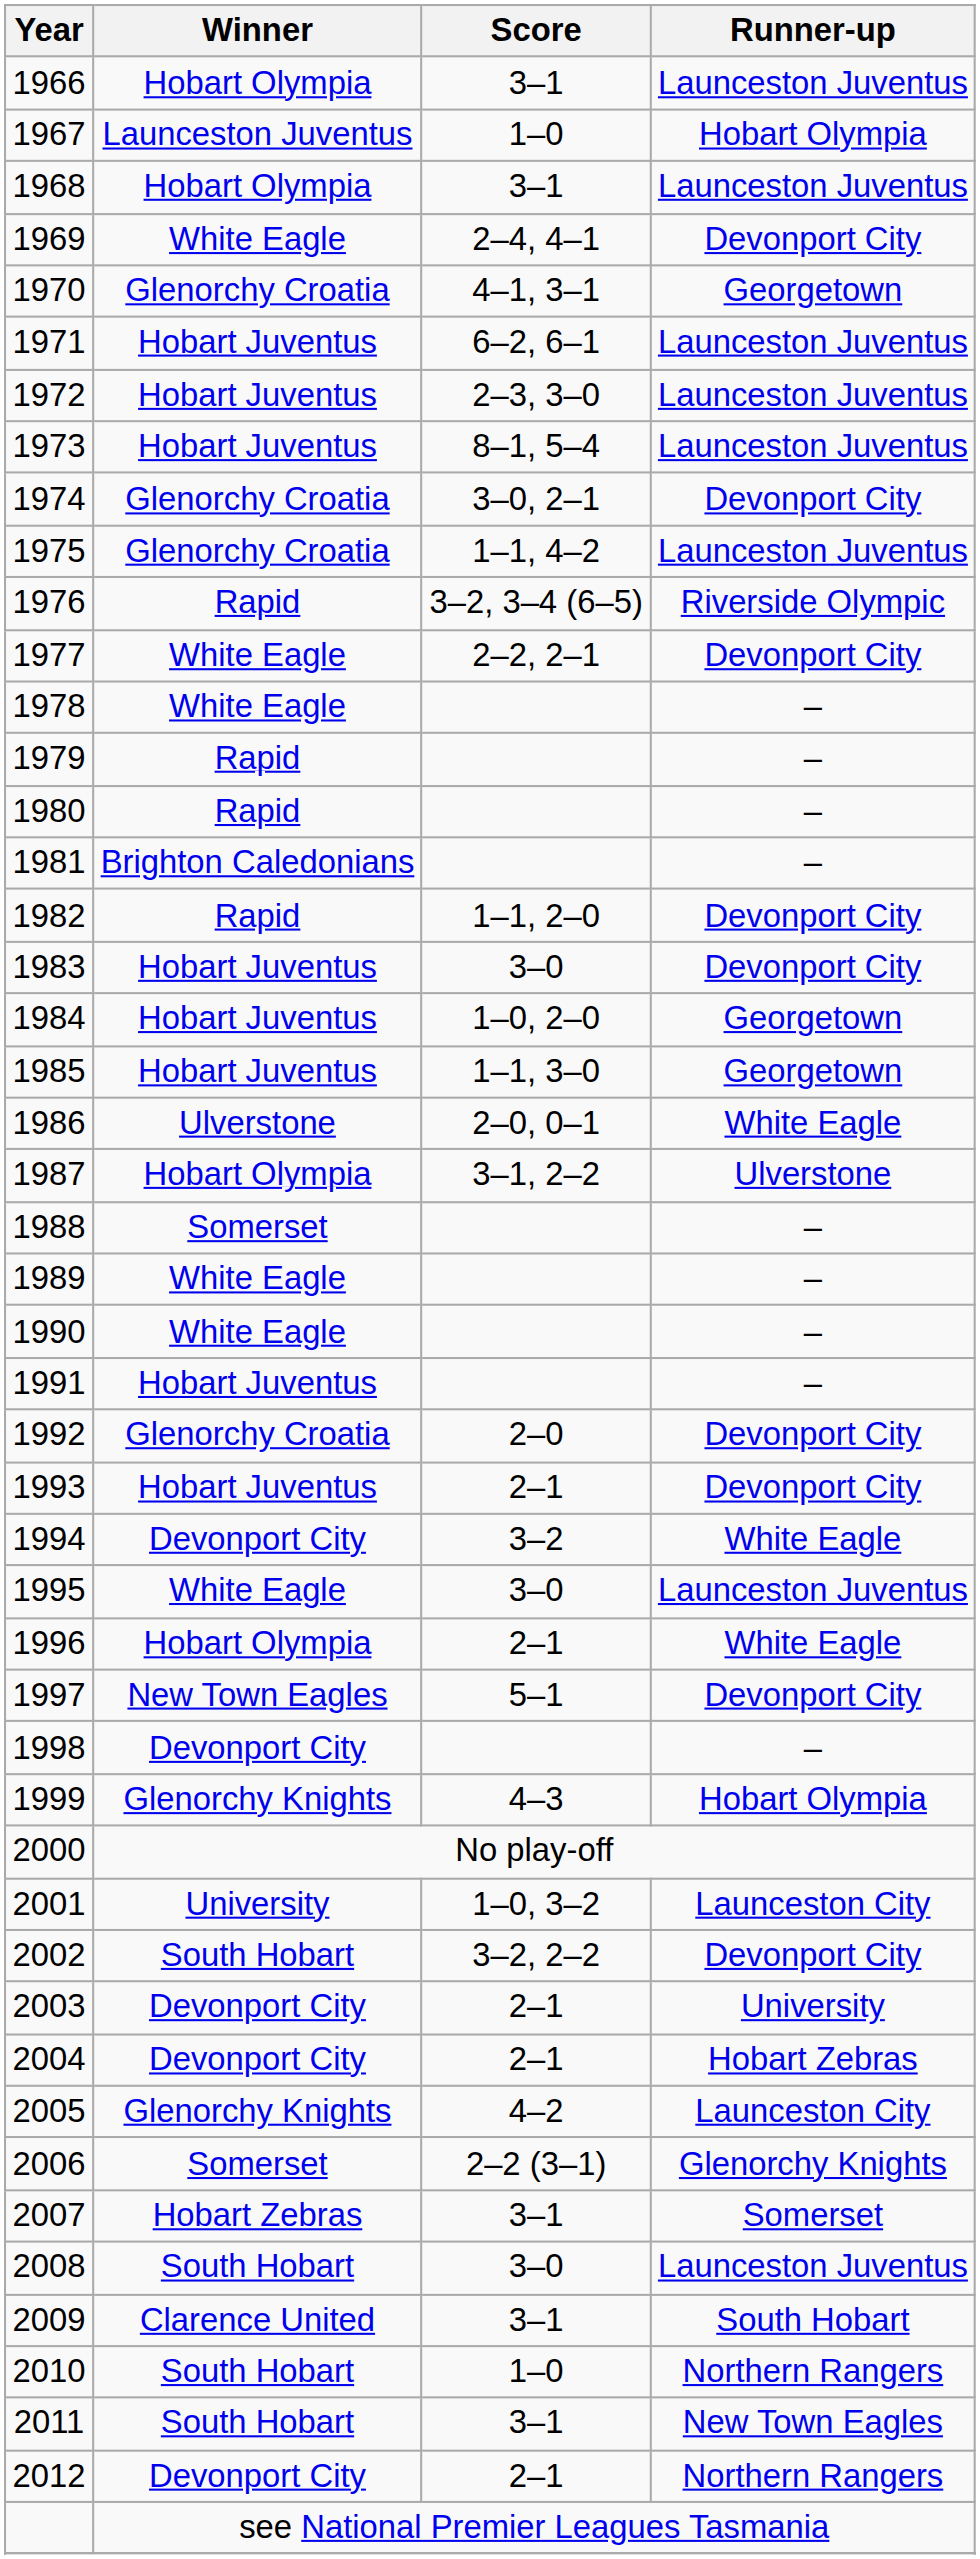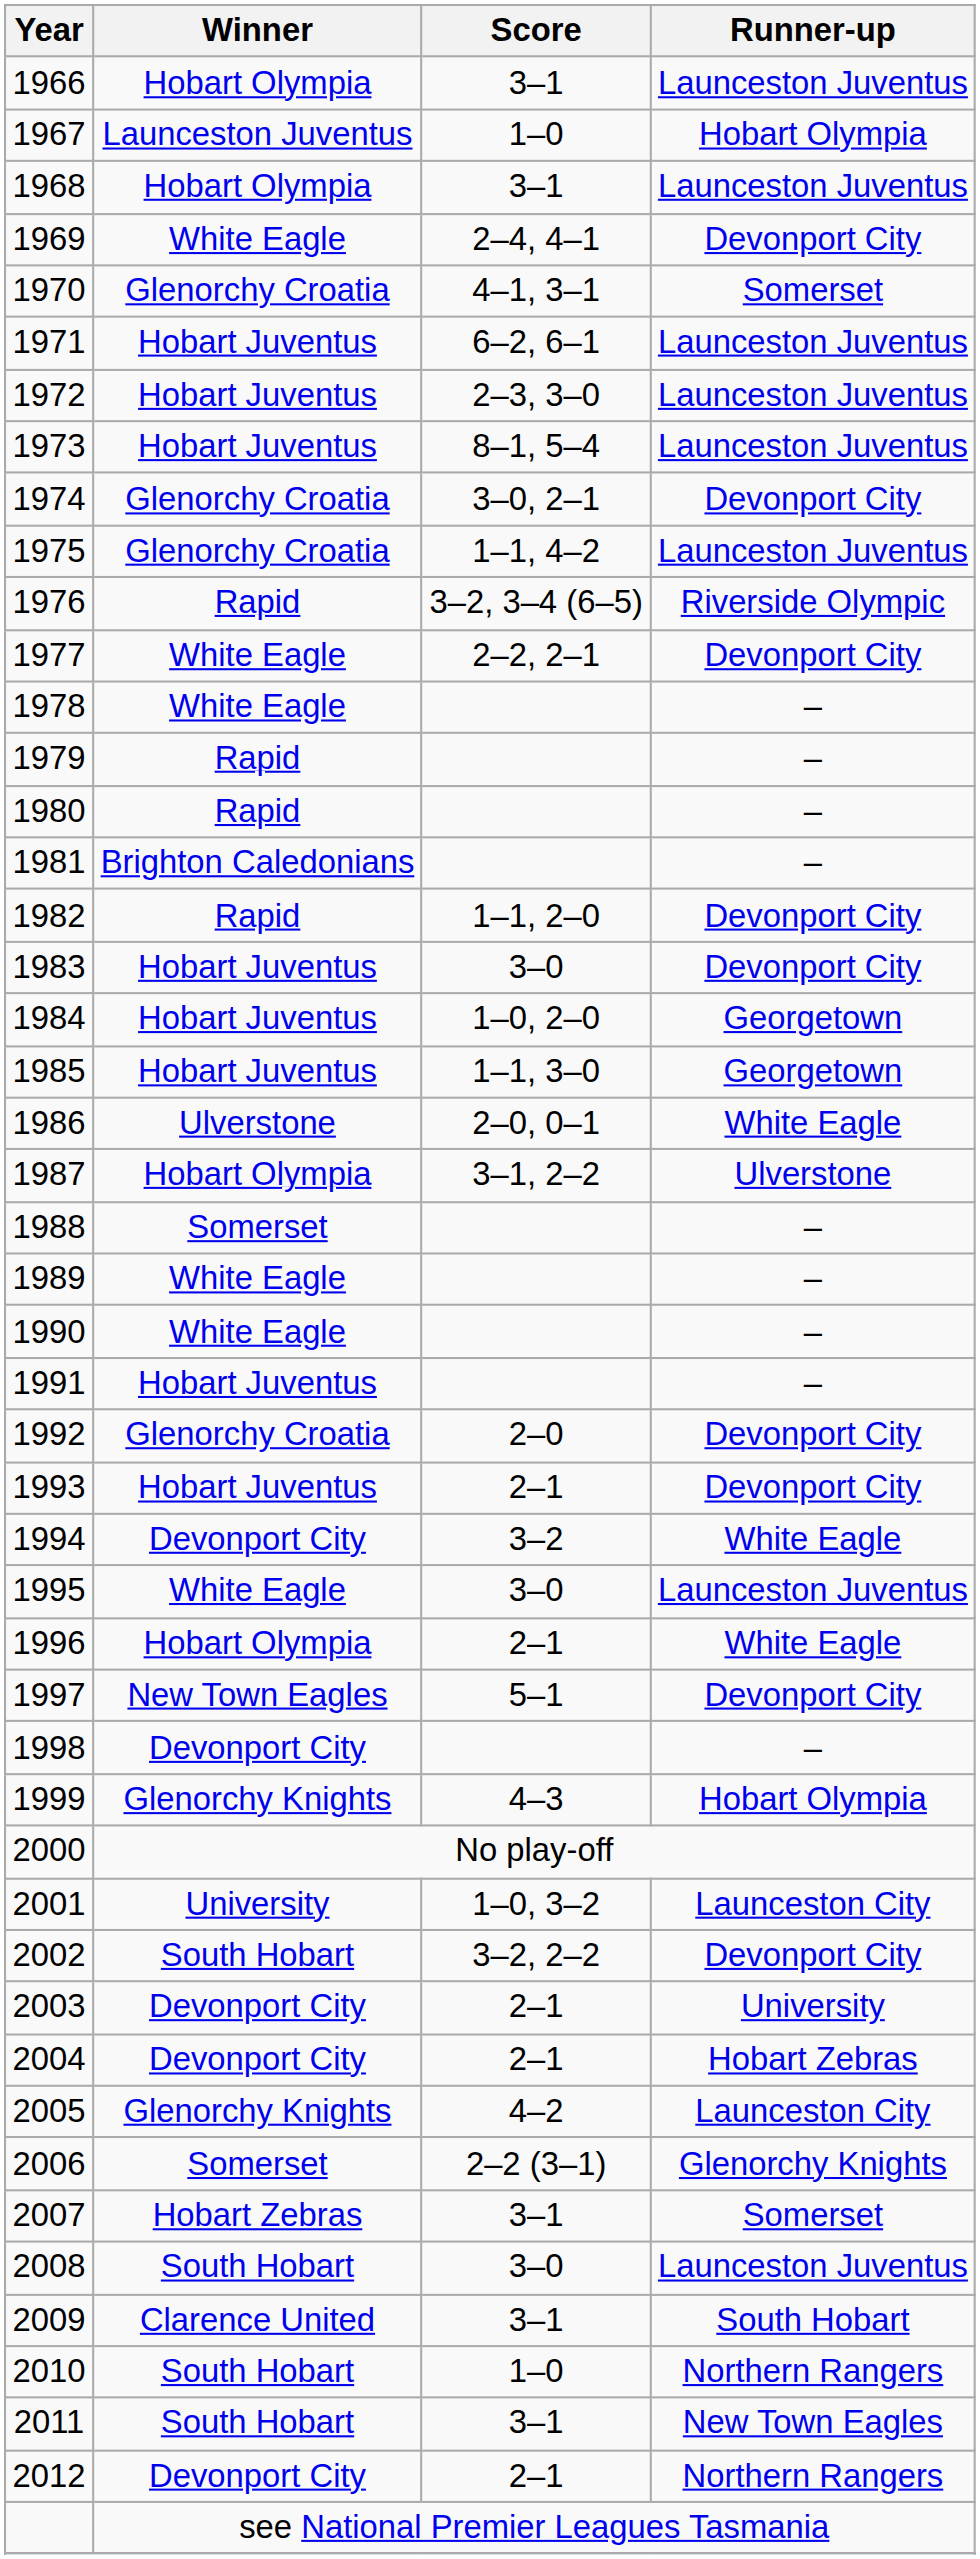(813, 290) Georgetown -> (813, 290) Somerset
